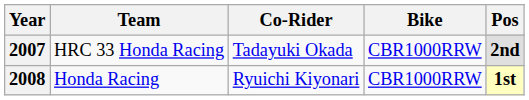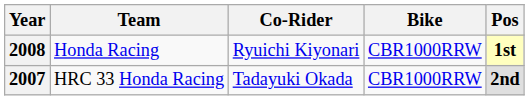rows swapped: (27, 50) <-> (27, 80)
